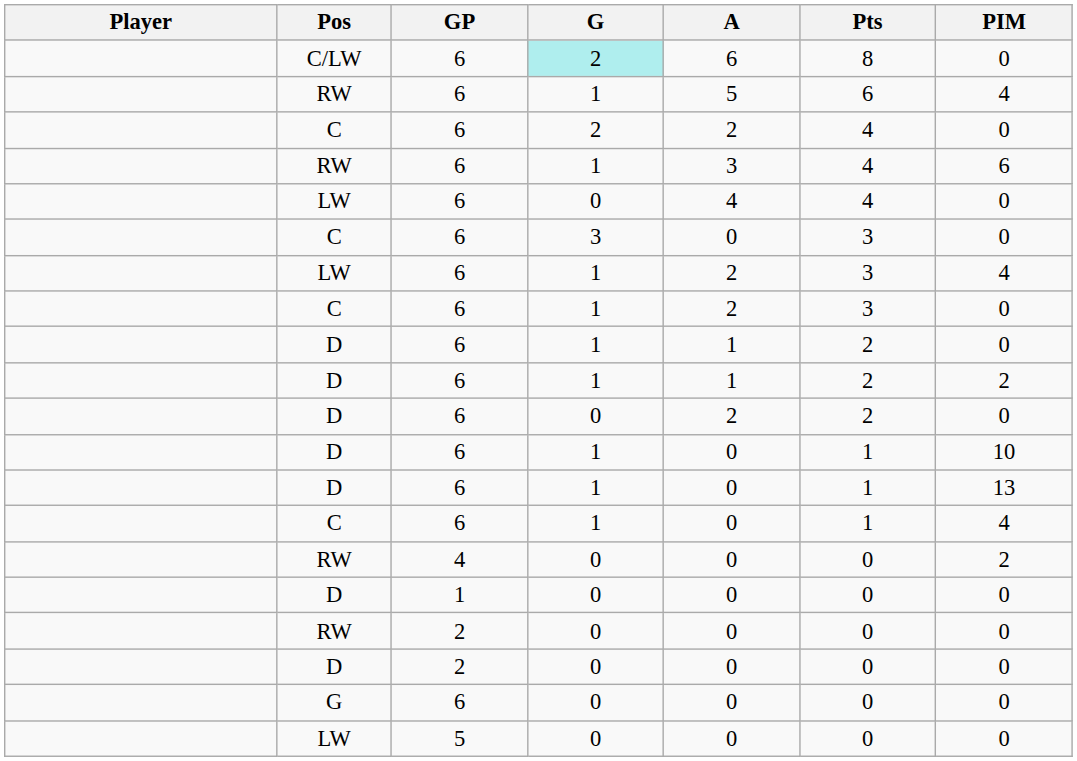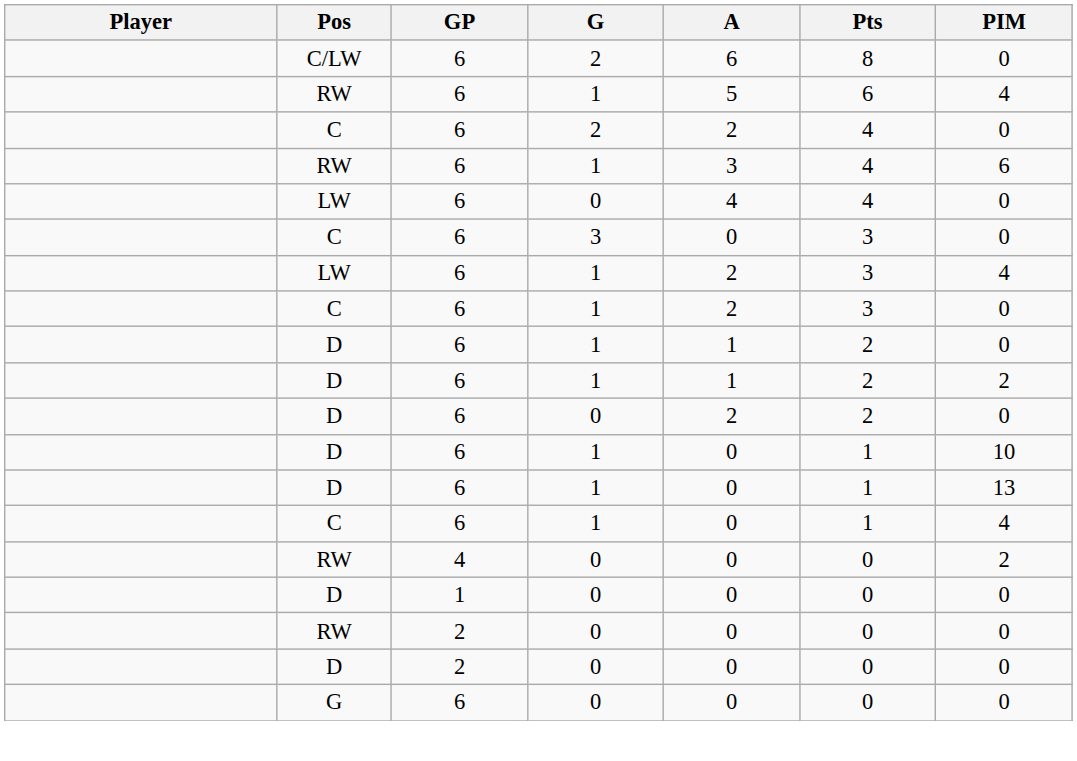(596, 58) paleturquoise background -> (596, 58) no background
- row: (334, 737)
